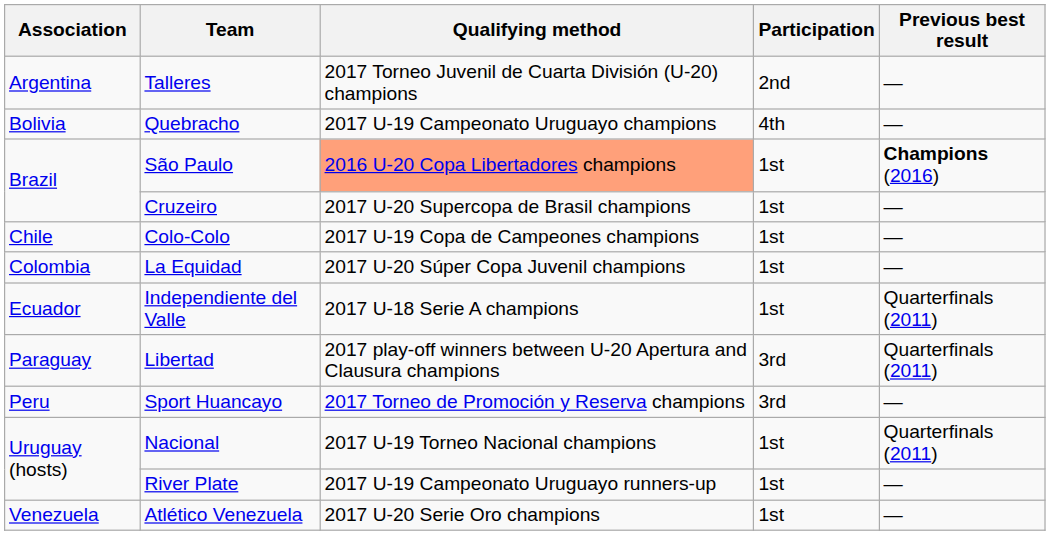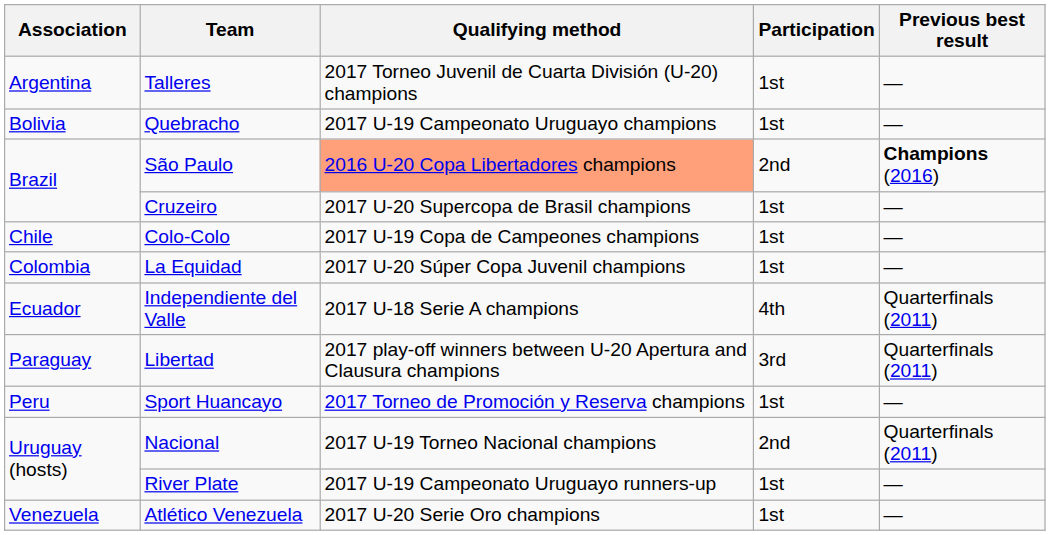(774, 82) 2nd -> (771, 82) 1st
(772, 123) 4th -> (771, 123) 1st
(771, 165) 1st -> (774, 165) 2nd
(771, 308) 1st -> (772, 308) 4th
(772, 401) 3rd -> (771, 401) 1st
(771, 443) 1st -> (774, 443) 2nd
